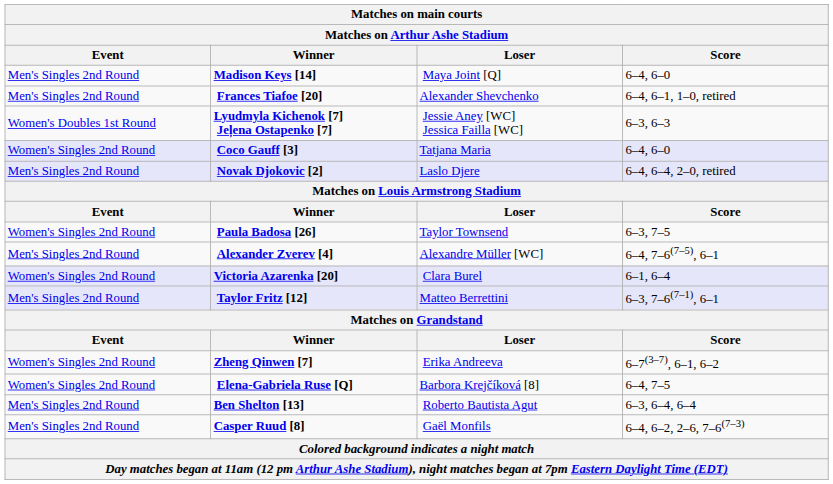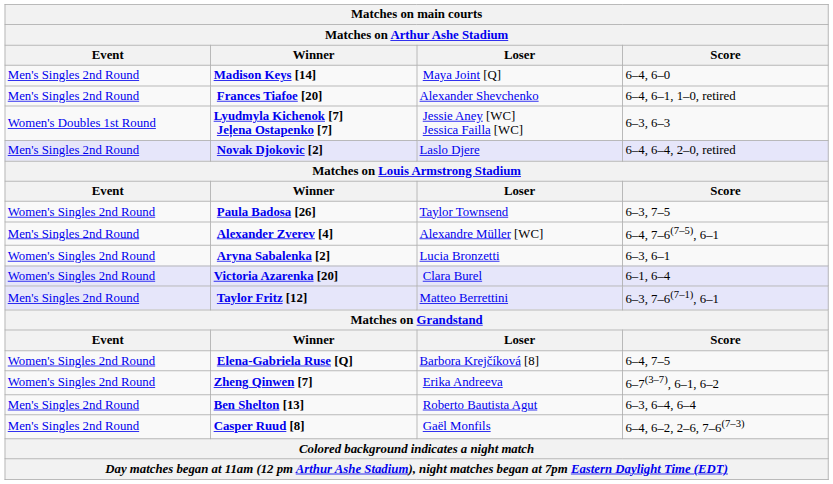- row: (256, 150)
+ row: (272, 255)
rows swapped: (283, 384) <-> (263, 362)
